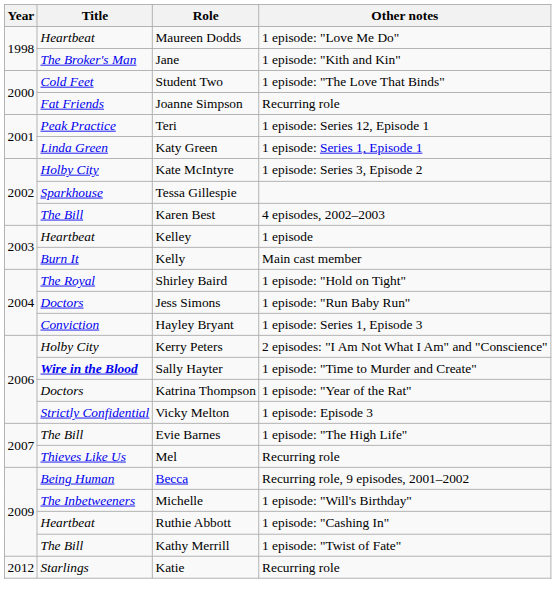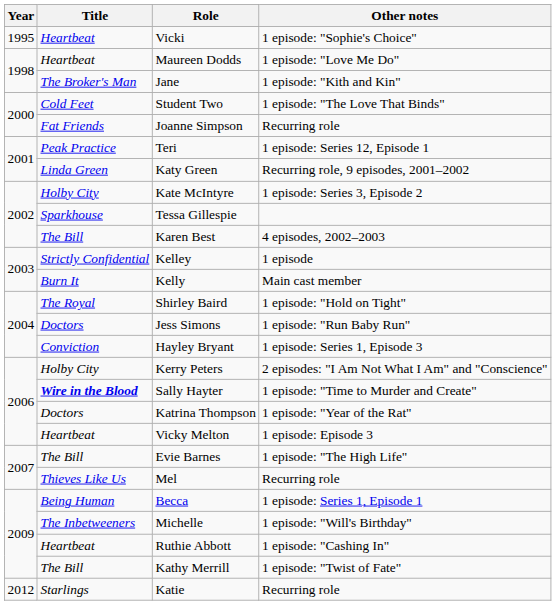+ row: (170, 37)
(342, 148) 1 episode: Series 1, Episode 1 -> (366, 170) Recurring role, 9 episodes, 2001–2002
(68, 236) Heartbeat -> (95, 258) Strictly Confidential
(95, 412) Strictly Confidential -> (68, 434) Heartbeat
(366, 478) Recurring role, 9 episodes, 2001–2002 -> (342, 500) 1 episode: Series 1, Episode 1
